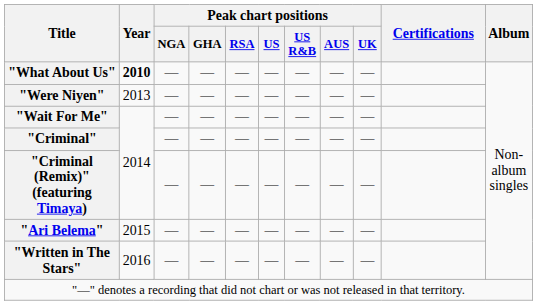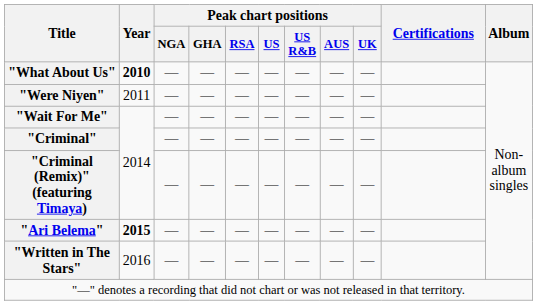(137, 95) 2013 -> (137, 95) 2011
(137, 230) normal -> (137, 230) bold
